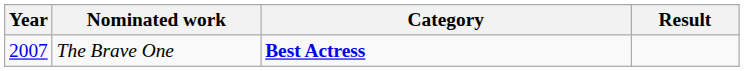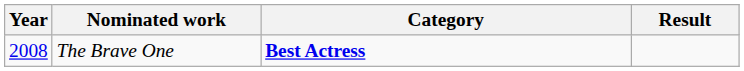(28, 50) 2007 -> (28, 50) 2008
